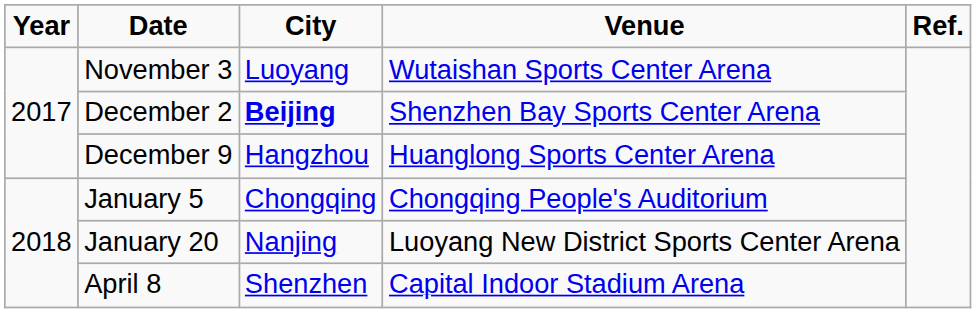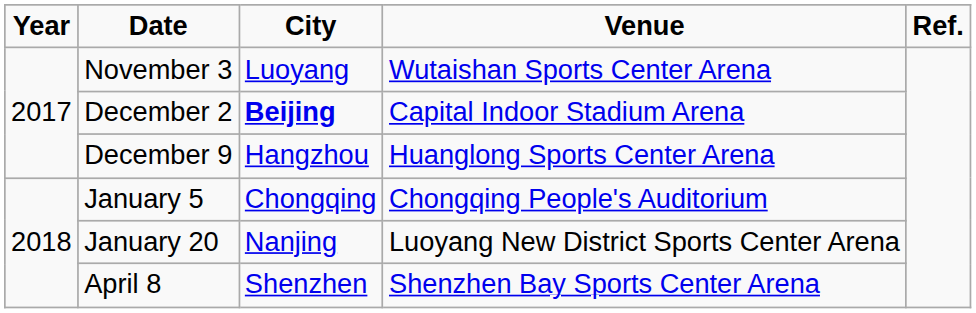(604, 112) Shenzhen Bay Sports Center Arena -> (567, 112) Capital Indoor Stadium Arena
(567, 284) Capital Indoor Stadium Arena -> (604, 284) Shenzhen Bay Sports Center Arena
